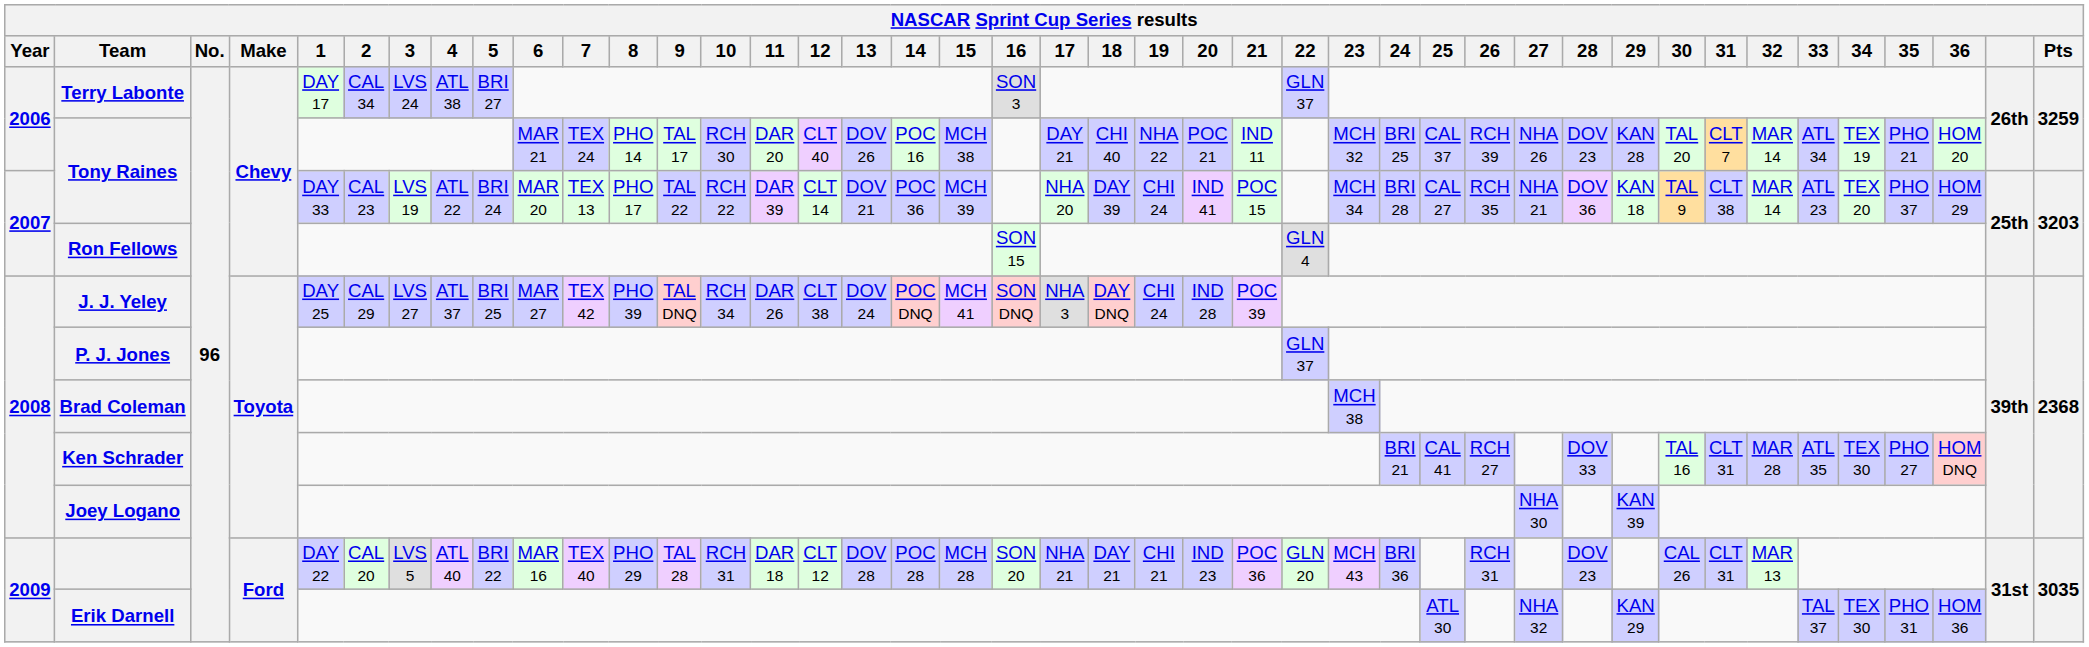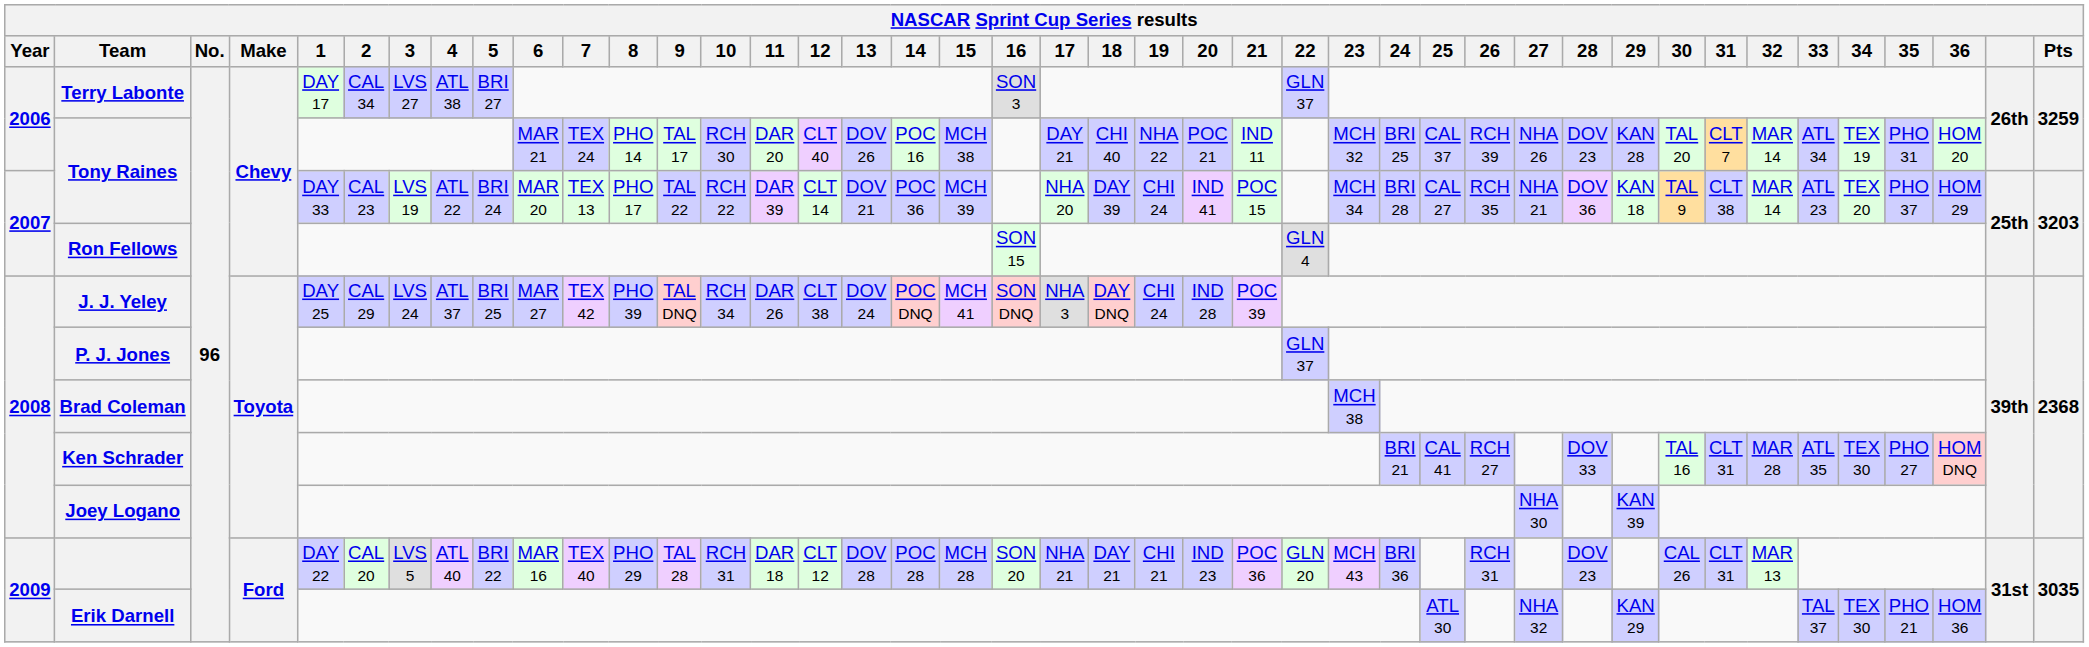(410, 92) LVS 24 -> (410, 92) LVS 27
(1909, 144) PHO 21 -> (1909, 144) PHO 31
(410, 301) LVS 27 -> (410, 301) LVS 24
(1909, 615) PHO 31 -> (1909, 615) PHO 21
